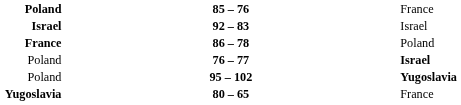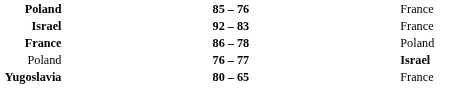(414, 26) Israel -> (417, 26) France
- row: (231, 77)
